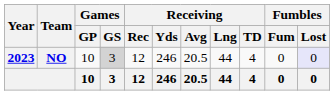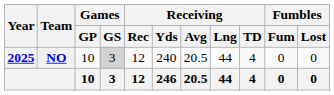(21, 57) 2023 -> (21, 57) 2025
(166, 57) 246 -> (166, 57) 240
(314, 57) lavender background -> (314, 57) no background
